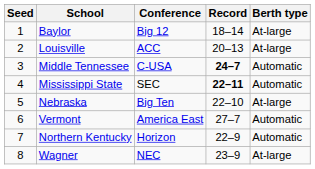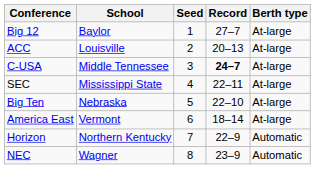columns swapped: (20, 13) <-> (170, 13)
(228, 31) 18–14 -> (228, 31) 27–7
(277, 66) Automatic -> (272, 66) At-large
(228, 84) bold -> (228, 84) normal
(277, 84) Automatic -> (272, 84) At-large
(228, 119) 27–7 -> (228, 119) 18–14
(277, 119) Automatic -> (272, 119) At-large
(272, 155) At-large -> (277, 155) Automatic
